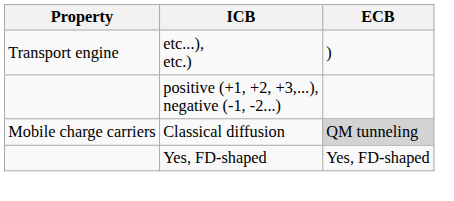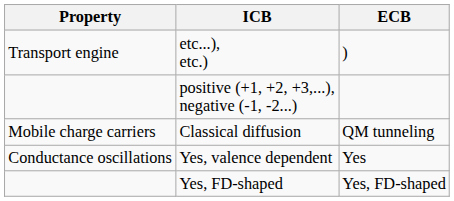(372, 131) lightgrey background -> (388, 131) no background
+ row: (256, 157)
